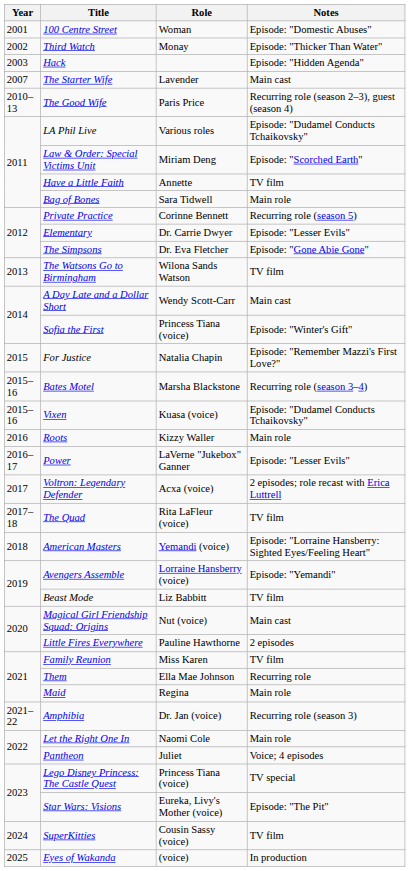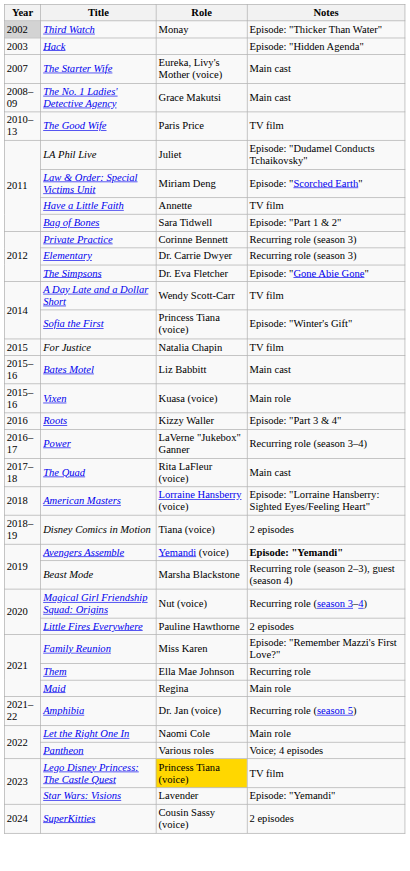- row: (80, 29)
(17, 46) no background -> (17, 29) lightgrey background
(179, 79) Lavender -> (190, 69) Eureka, Livy's Mother (voice)
+ row: (80, 97)
(322, 102) Recurring role (season 2–3), guest (season 4) -> (267, 126) TV film
(186, 131) Various roles -> (170, 154) Juliet
(270, 199) Main role -> (295, 223) Episode: "Part 1 & 2"
(303, 215) Recurring role (season 5) -> (303, 239) Recurring role (season 3)
(300, 232) Episode: "Lesser Evils" -> (303, 256) Recurring role (season 3)
- row: (83, 272)
(270, 300) Main cast -> (267, 295) TV film
(323, 358) Episode: "Remember Mazzi's First Love?" -> (267, 347) TV film
(199, 386) Marsha Blackstone -> (182, 369) Liz Babbitt
(308, 386) Recurring role (season 3–4) -> (270, 369) Main cast
(312, 415) Episode: "Dudamel Conducts Tchaikovsky" -> (270, 398) Main role
(270, 437) Main role -> (295, 421) Episode: "Part 3 & 4"
(300, 460) Episode: "Lesser Evils" -> (308, 443) Recurring role (season 3–4)
- row: (84, 489)
(267, 517) TV film -> (270, 472) Main cast
(194, 546) Yemandi (voice) -> (200, 501) Lorraine Hansberry (voice)
+ row: (97, 529)
(200, 575) Lorraine Hansberry (voice) -> (194, 552) Yemandi (voice)
(293, 575) normal -> (296, 552) bold
(183, 597) Liz Babbitt -> (199, 575) Marsha Blackstone
(267, 597) TV film -> (322, 575) Recurring role (season 2–3), guest (season 4)
(270, 620) Main cast -> (308, 603) Recurring role (season 3–4)
(267, 660) TV film -> (323, 649) Episode: "Remember Mazzi's First Love?"
(303, 716) Recurring role (season 3) -> (303, 711) Recurring role (season 5)
(170, 755) Juliet -> (186, 750) Various roles
(189, 778) no background -> (189, 773) gold background
(273, 778) TV special -> (267, 773) TV film
(191, 806) Eureka, Livy's Mother (voice) -> (178, 796) Lavender
(289, 806) Episode: "The Pit" -> (292, 796) Episode: "Yemandi"
(267, 835) TV film -> (272, 818) 2 episodes
- row: (79, 858)
